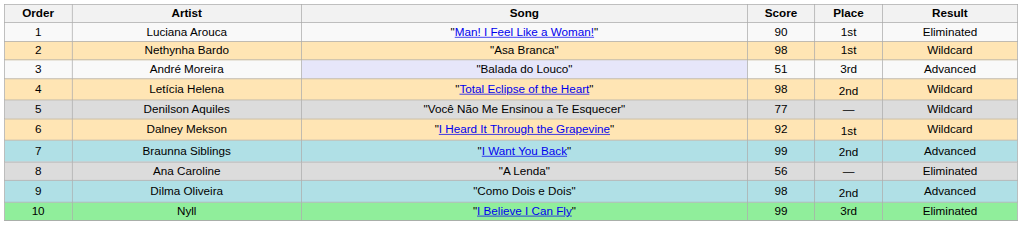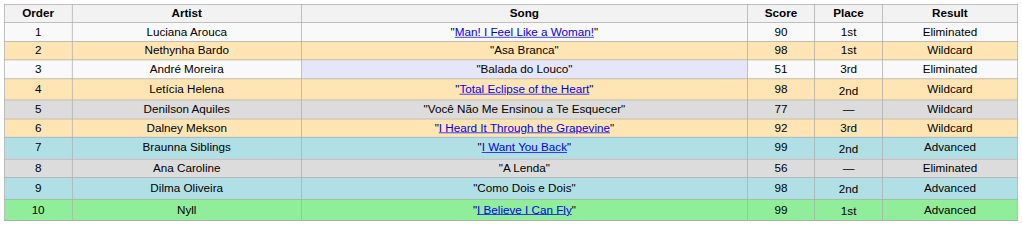(950, 69) Advanced -> (950, 69) Eliminated
(849, 131) 1st -> (849, 128) 3rd
(849, 211) 3rd -> (849, 211) 1st
(950, 211) Eliminated -> (950, 210) Advanced
